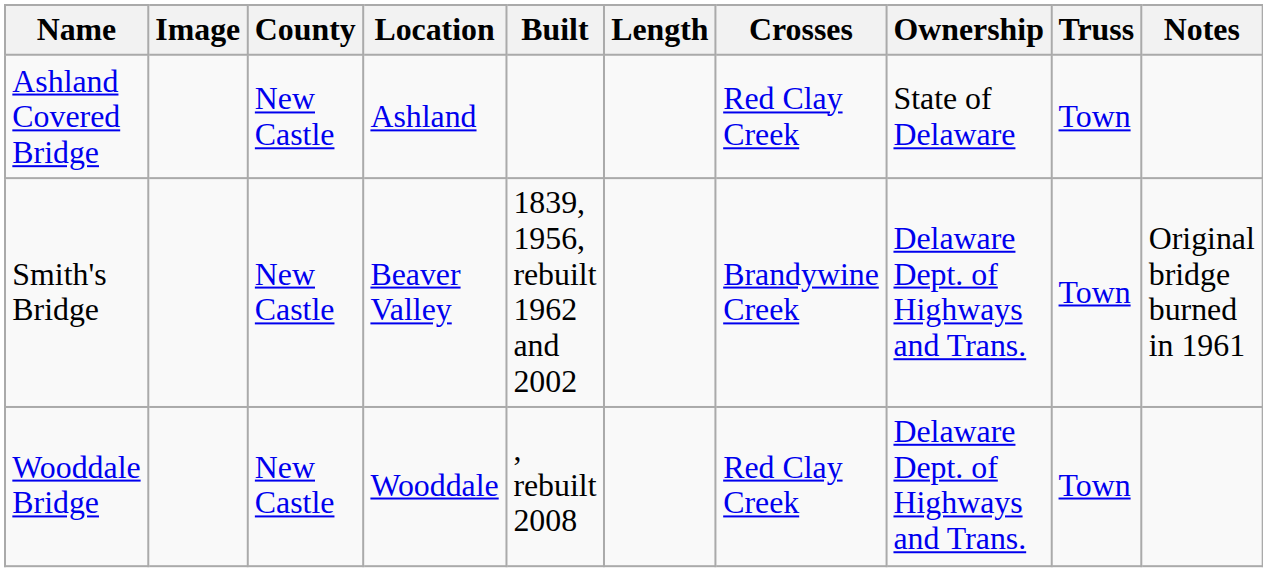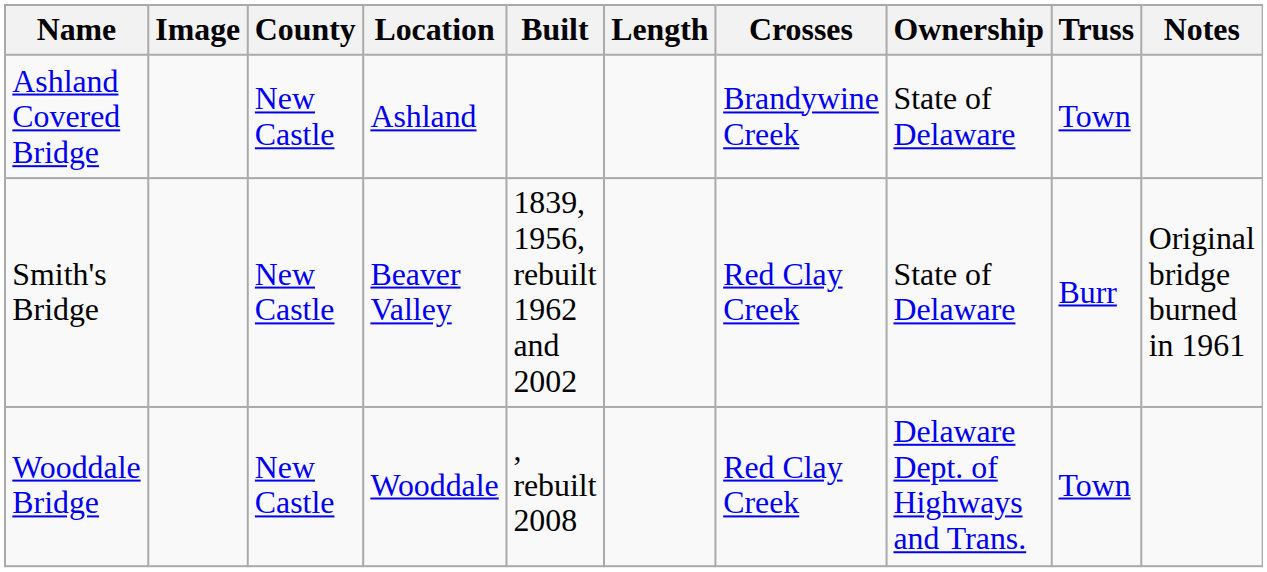(783, 116) Red Clay Creek -> (801, 116) Brandywine Creek
(801, 291) Brandywine Creek -> (783, 291) Red Clay Creek
(960, 291) Delaware Dept. of Highways and Trans. -> (954, 291) State of Delaware
(1095, 291) Town -> (1088, 291) Burr
